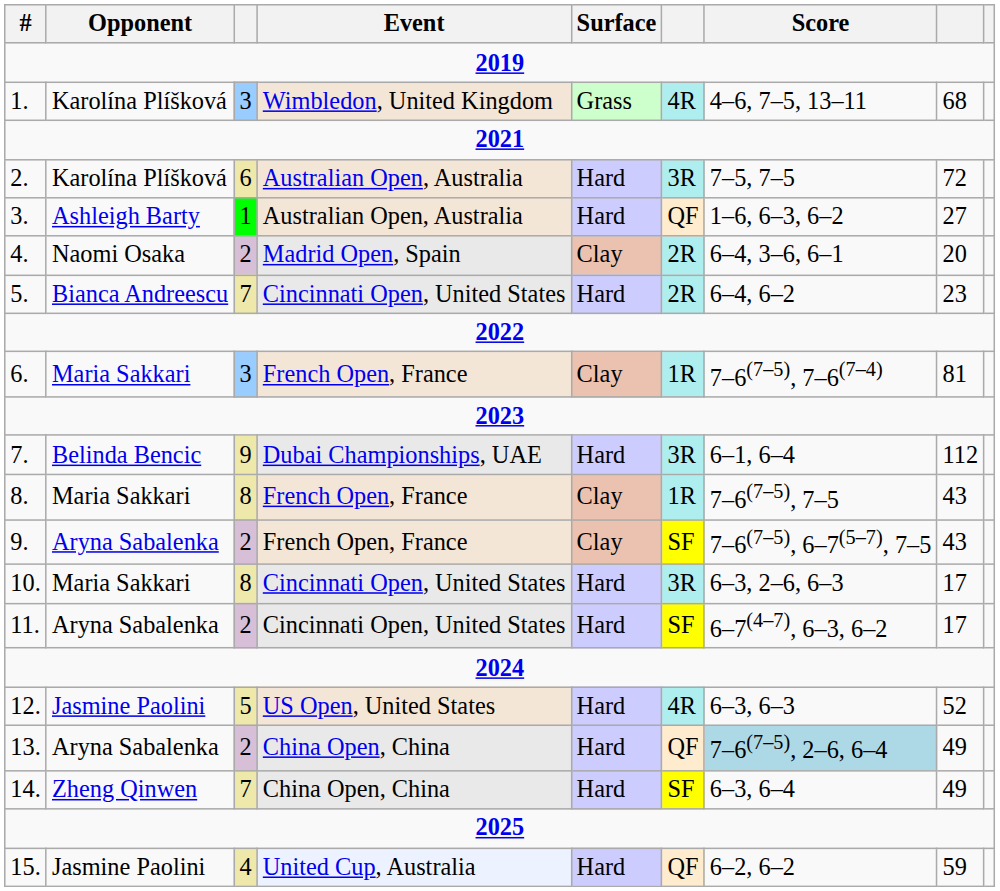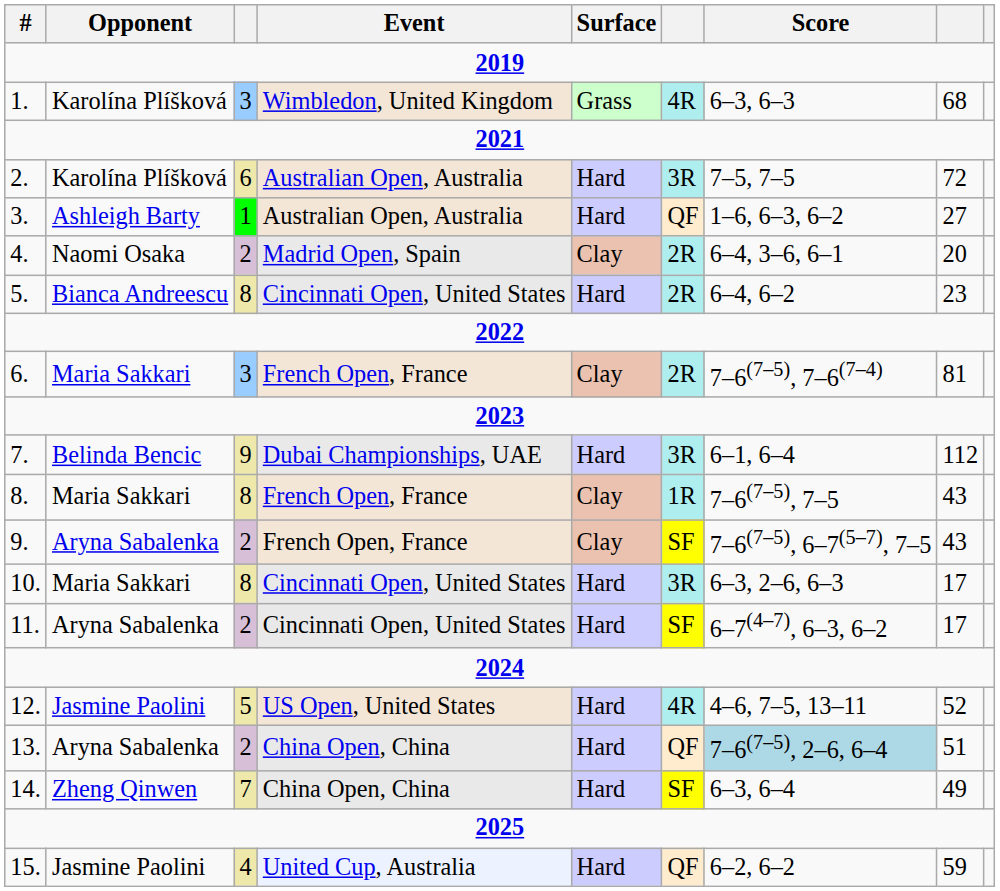(788, 100) 4–6, 7–5, 13–11 -> (752, 100) 6–3, 6–3
(246, 293) 7 -> (246, 293) 8
(682, 374) 1R -> (682, 374) 2R
(752, 705) 6–3, 6–3 -> (788, 705) 4–6, 7–5, 13–11
(955, 747) 49 -> (955, 747) 51
